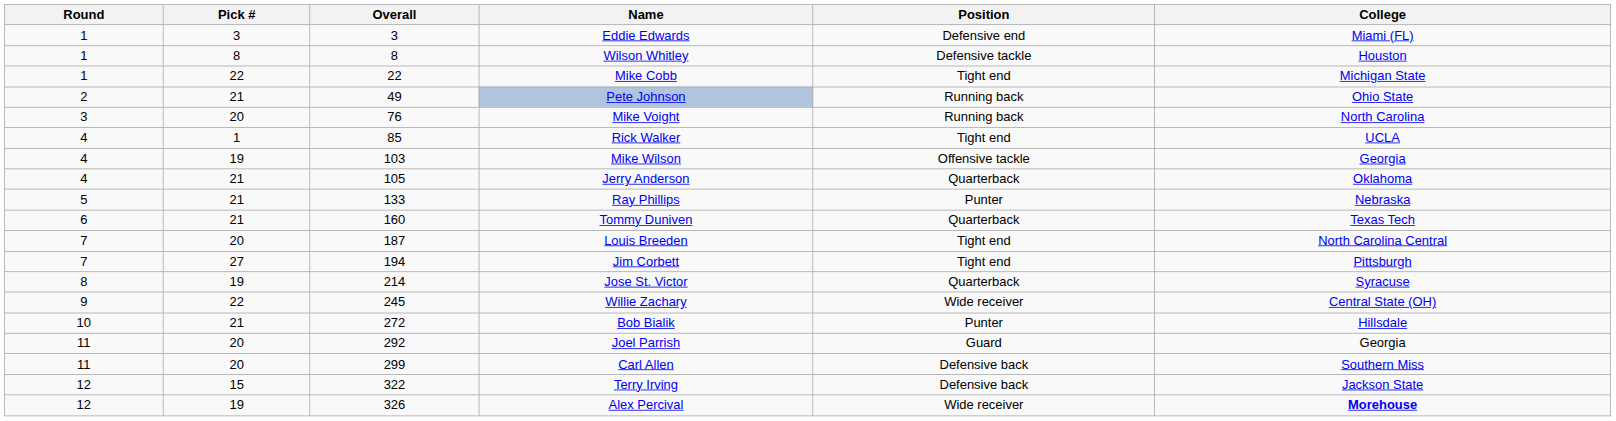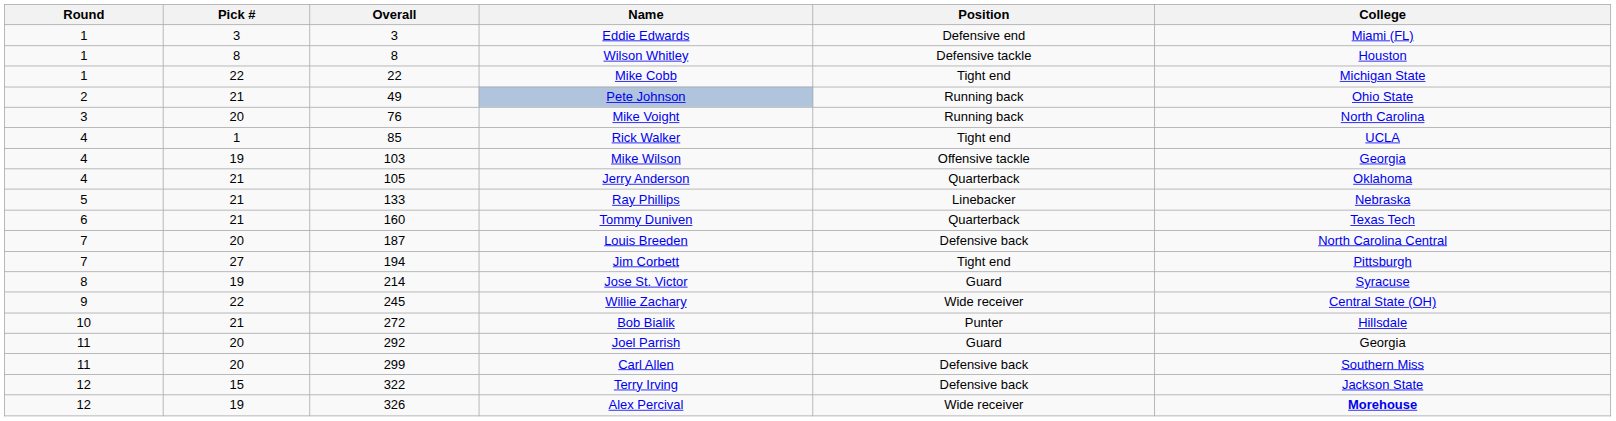(984, 199) Punter -> (984, 199) Linebacker
(984, 240) Tight end -> (984, 240) Defensive back
(984, 281) Quarterback -> (984, 281) Guard
